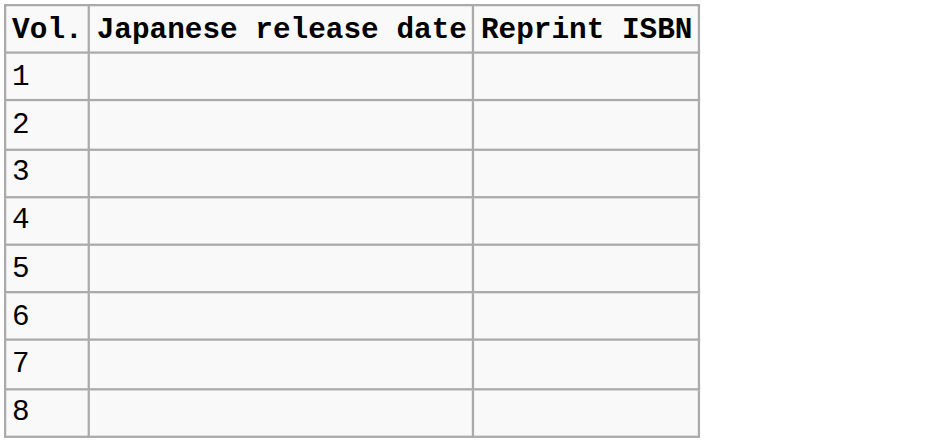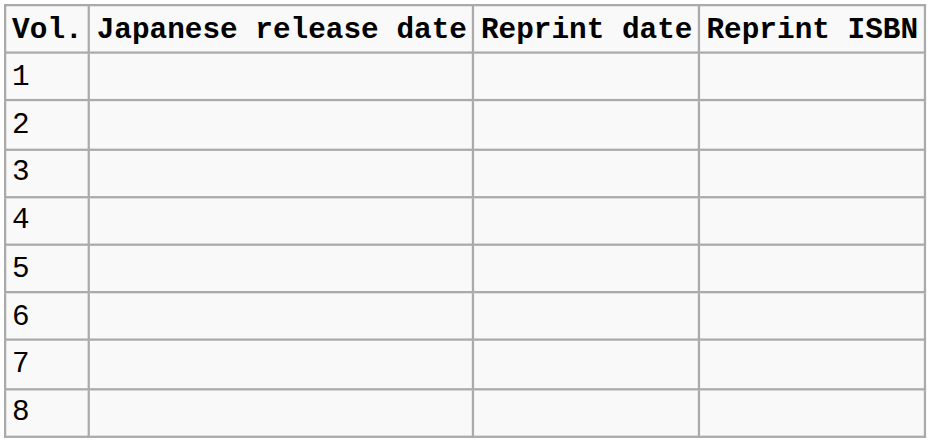+ column: (587, 29)
